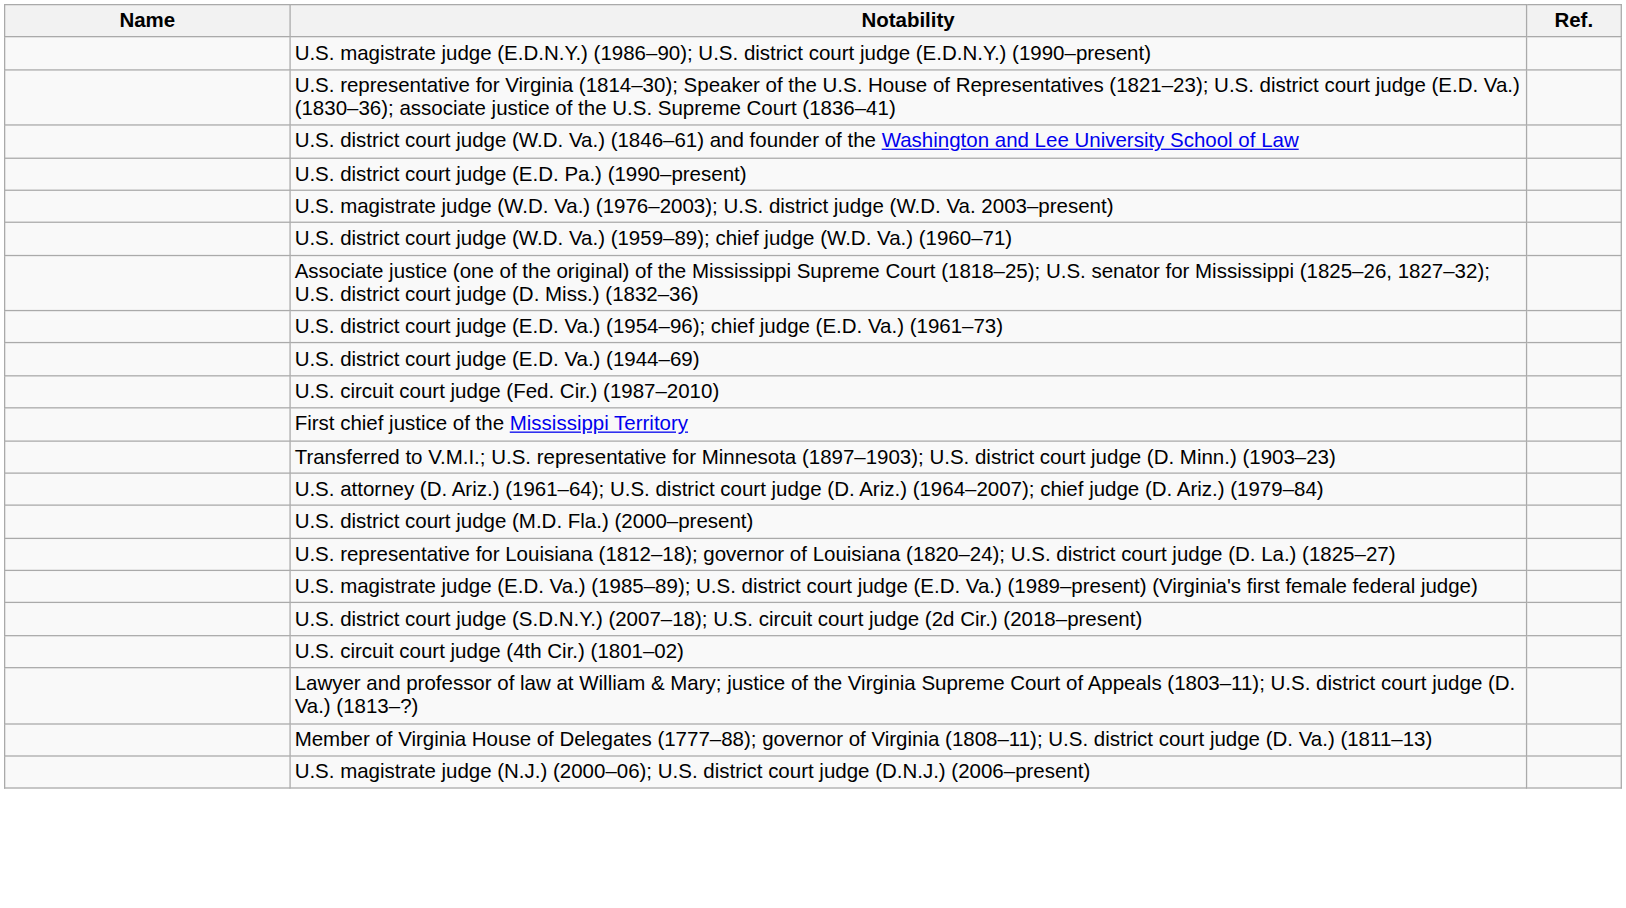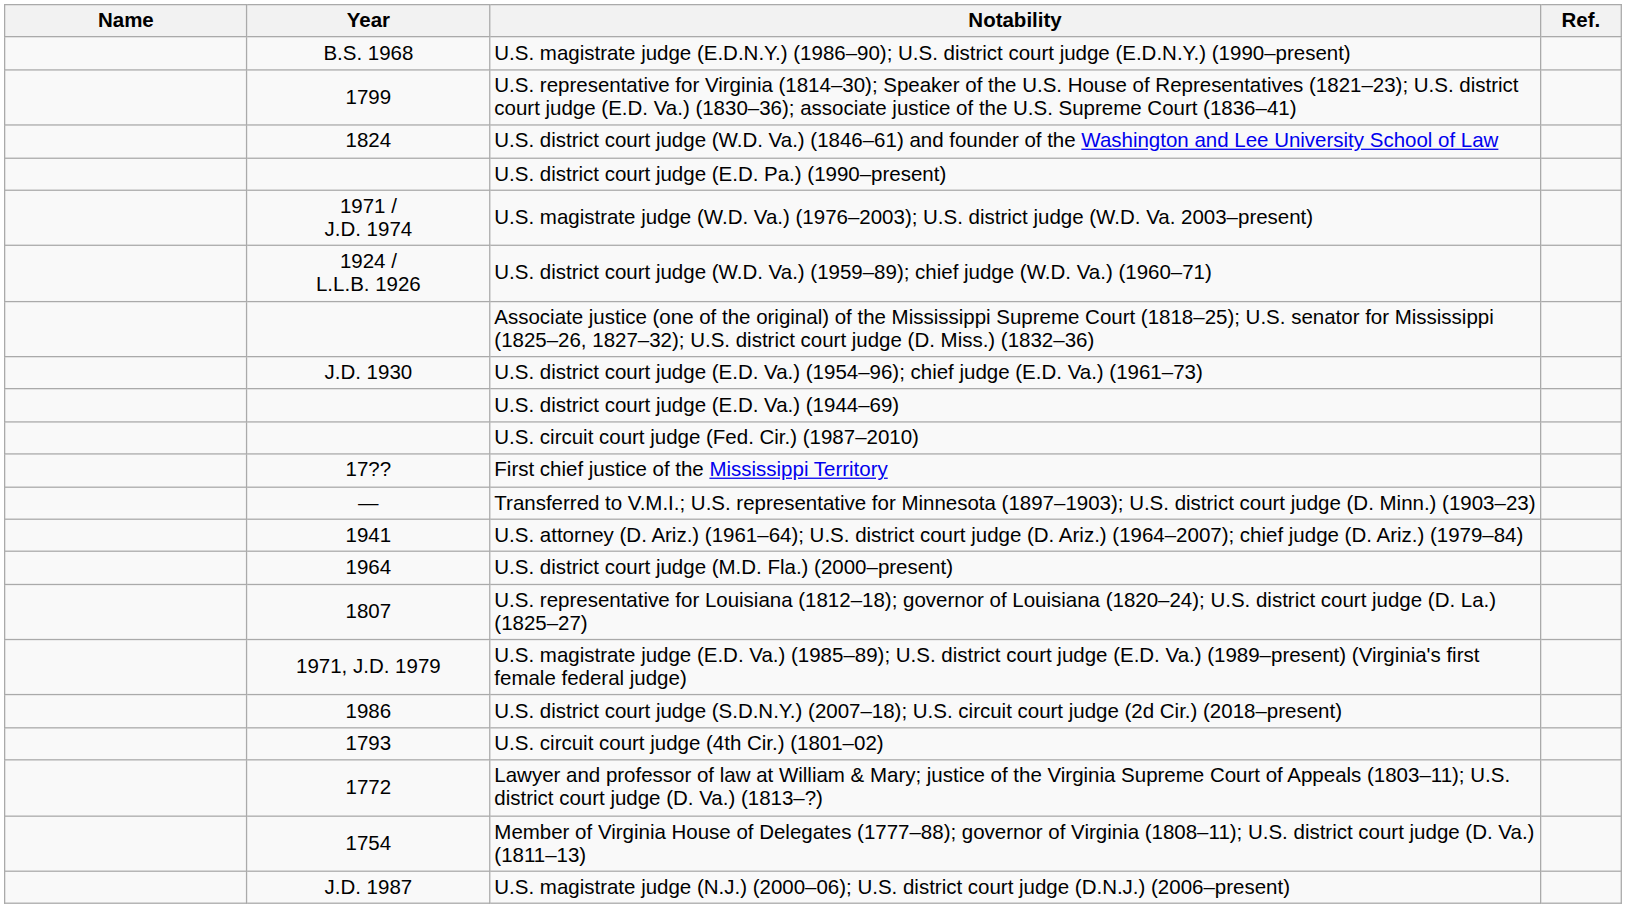+ column: (368, 20)
